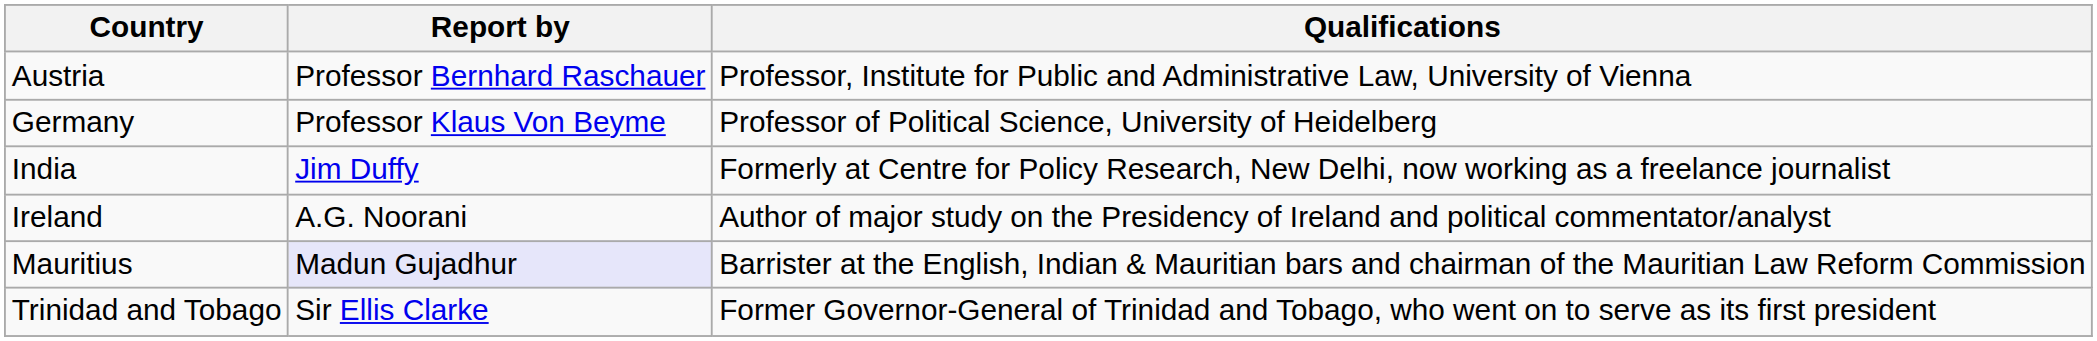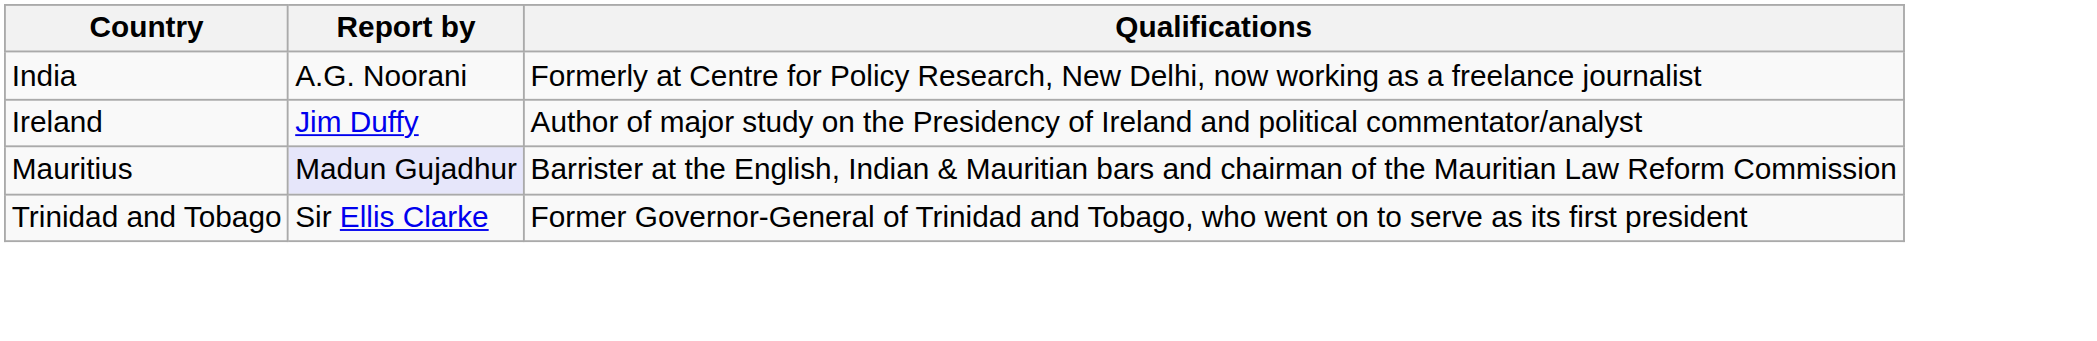- row: (58, 75)
- row: (73, 122)
(357, 169) Jim Duffy -> (381, 75) A.G. Noorani
(381, 216) A.G. Noorani -> (357, 122) Jim Duffy
